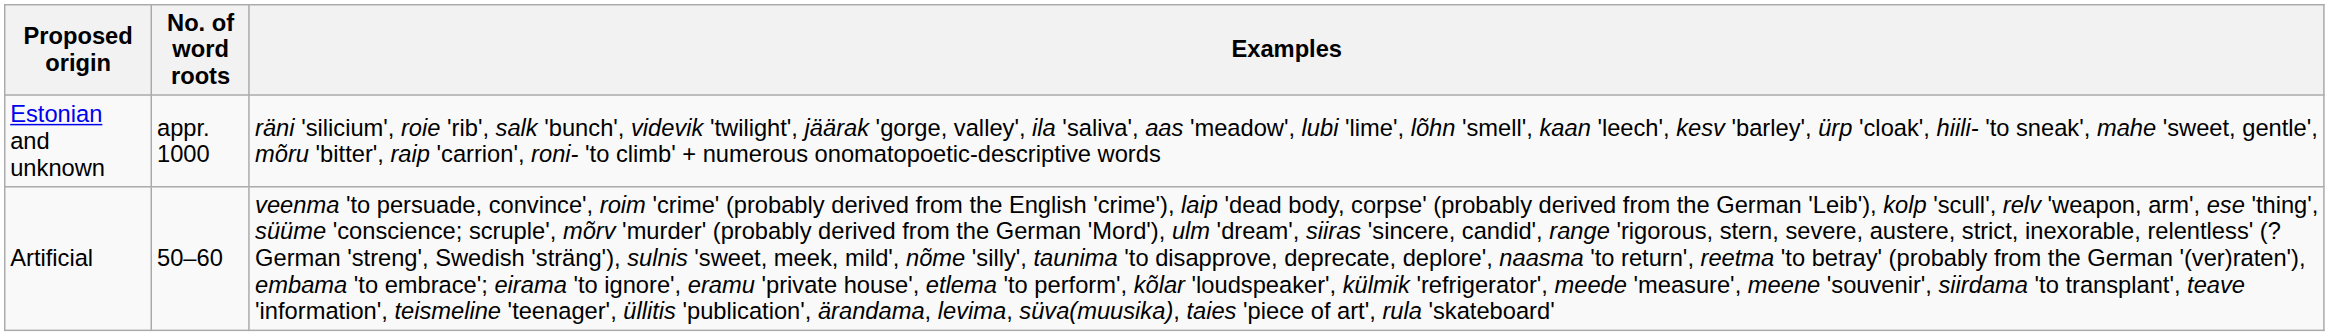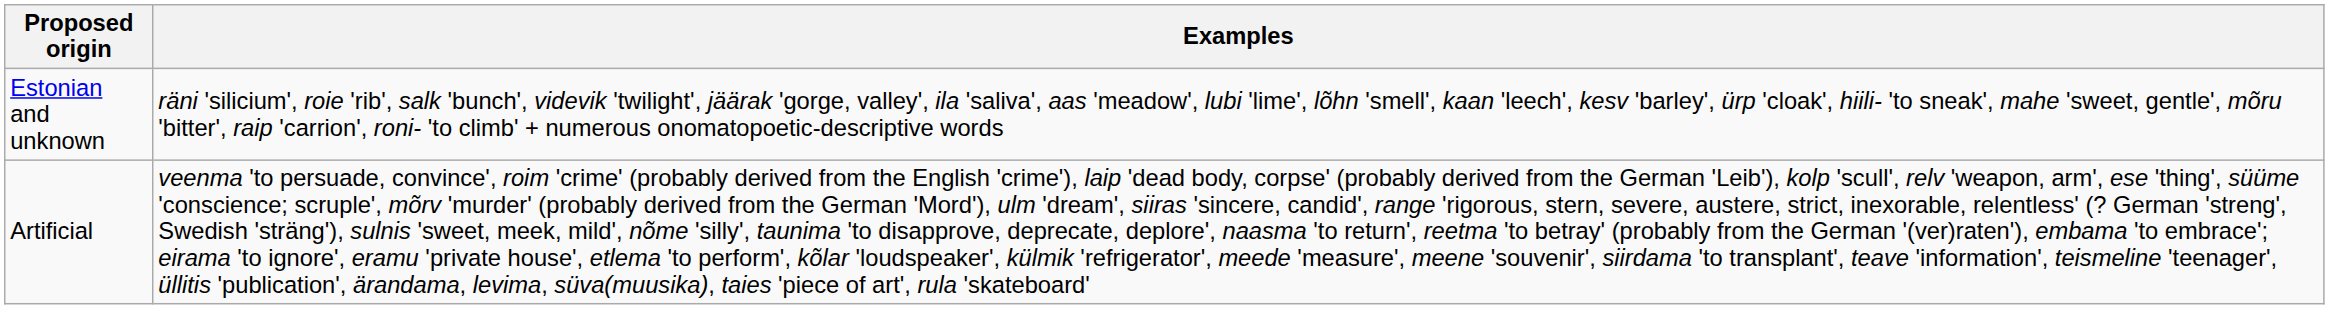- column: (201, 49)
